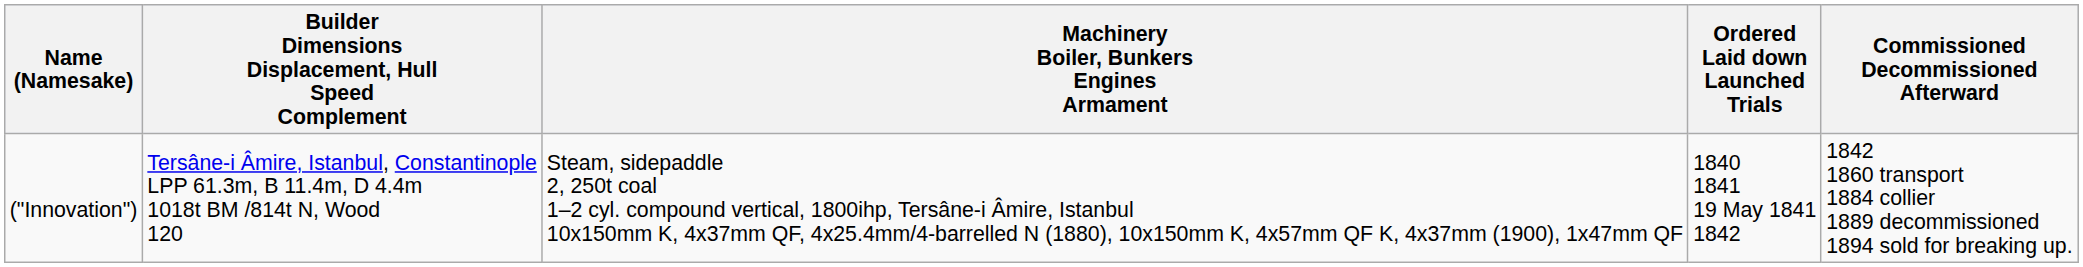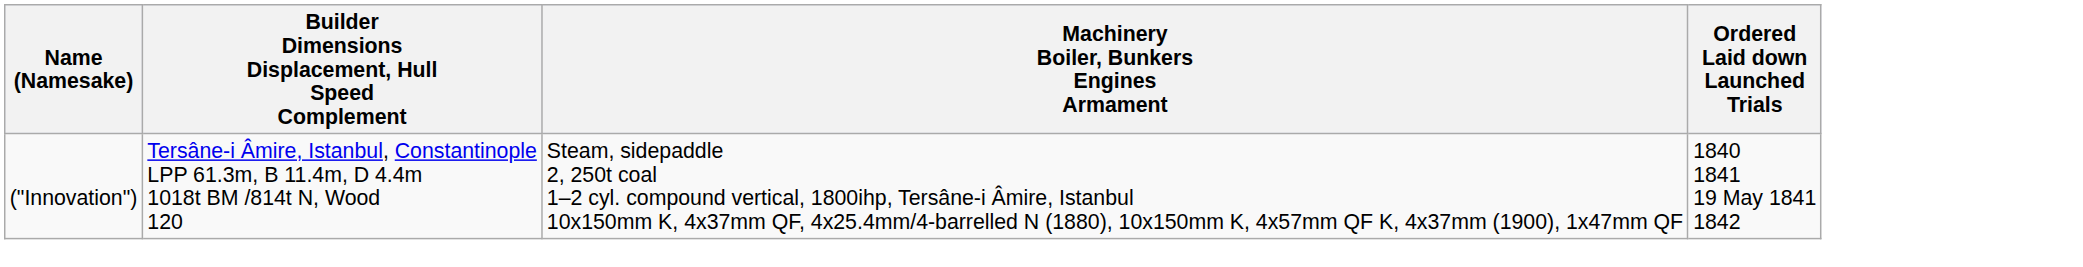- column: (1949, 69)
